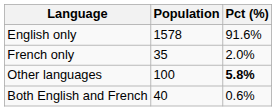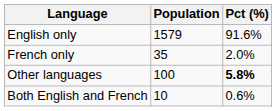(168, 34) 1578 -> (168, 34) 1579
(161, 95) 40 -> (161, 95) 10
